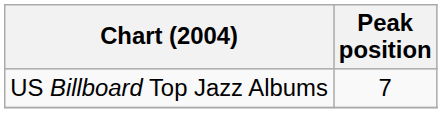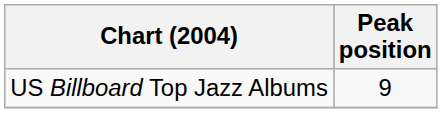(385, 88) 7 -> (385, 88) 9
